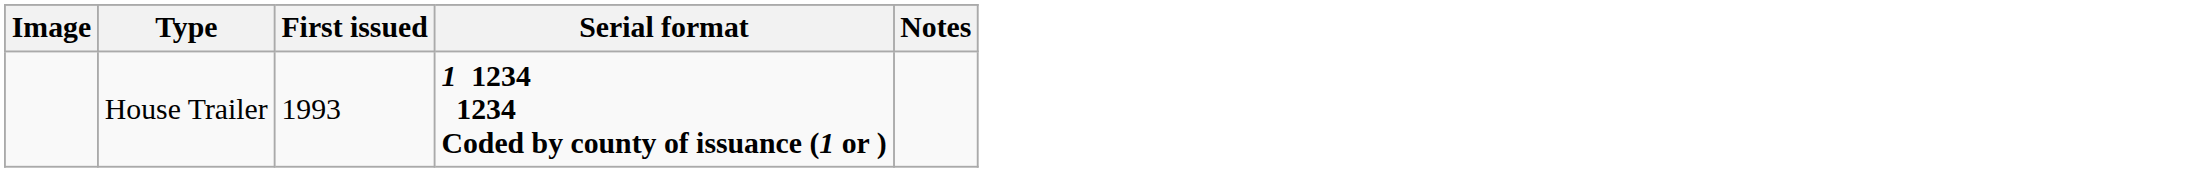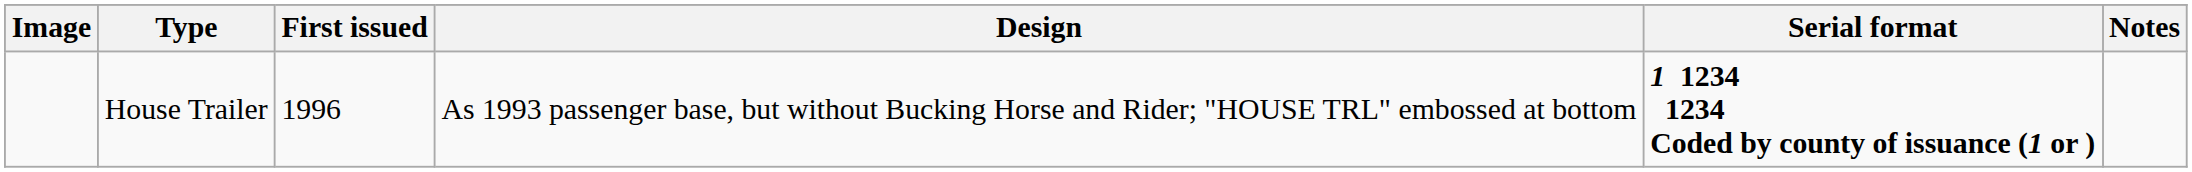+ column: (1039, 28)
(311, 108) 1993 -> (311, 108) 1996
